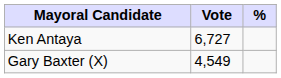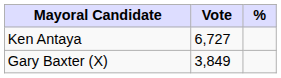(212, 61) 4,549 -> (212, 61) 3,849
